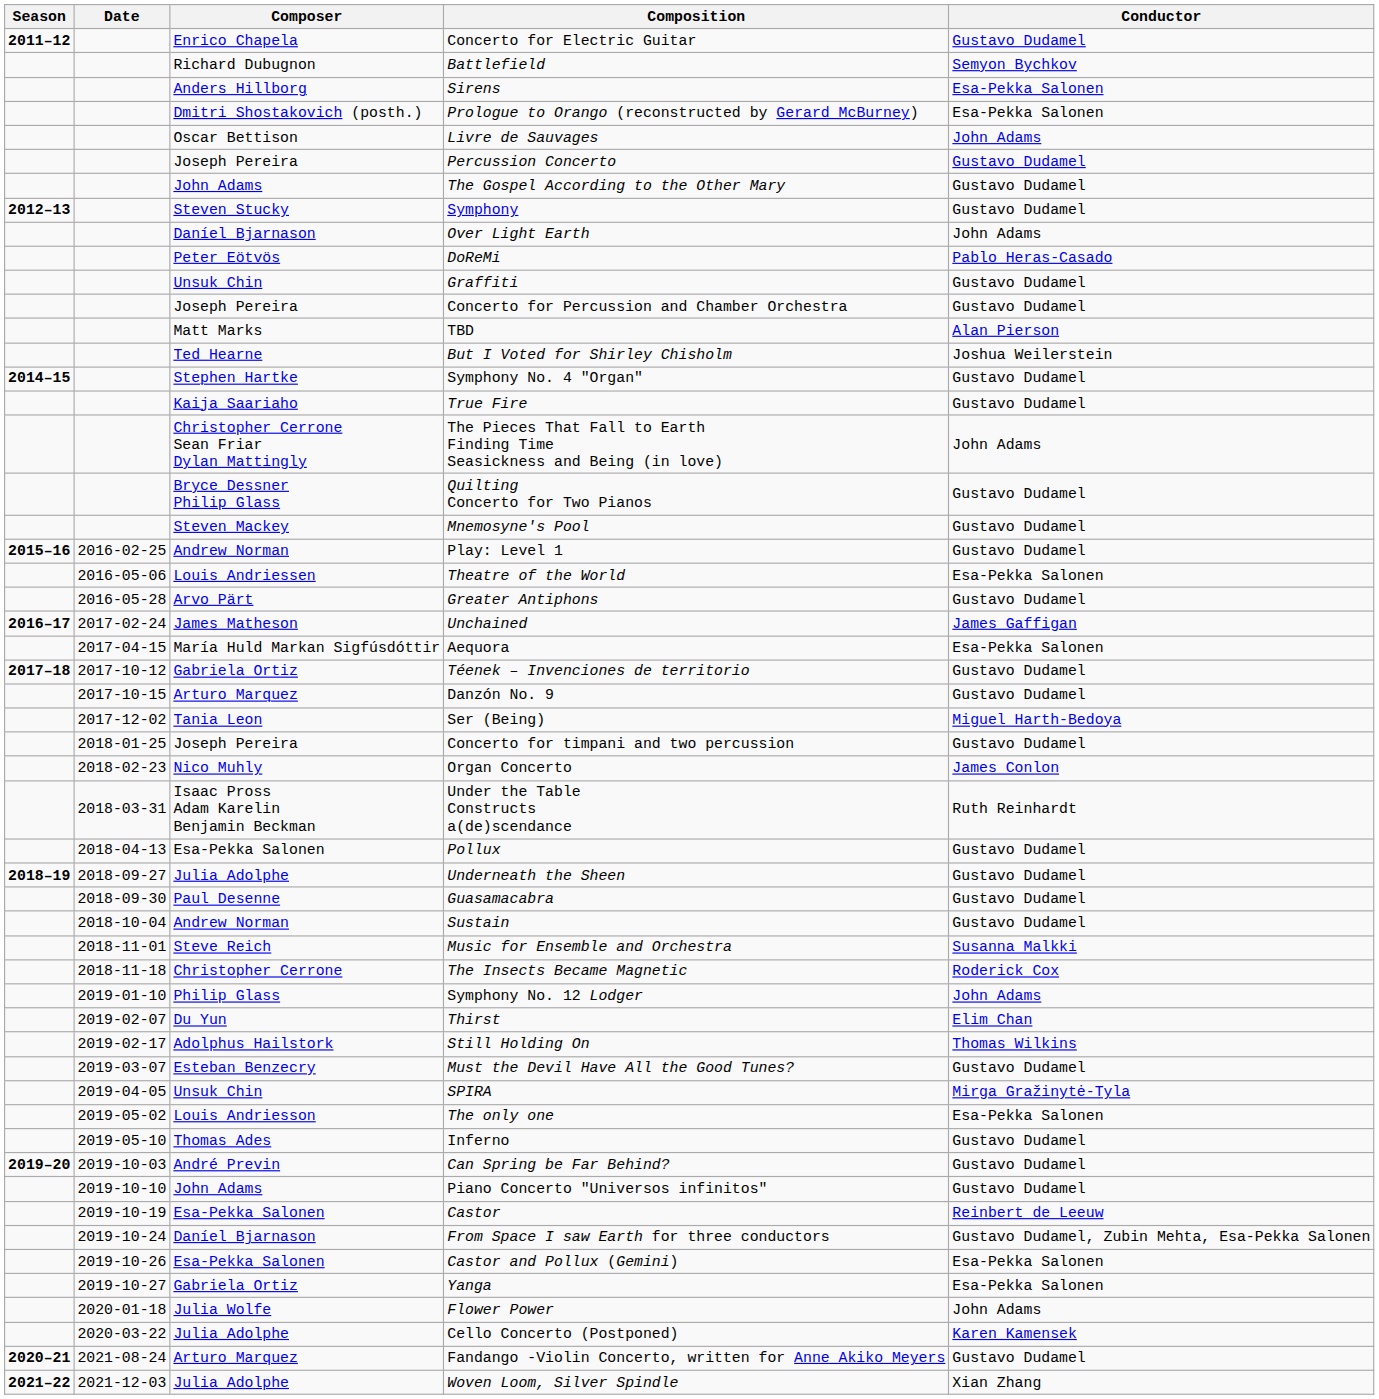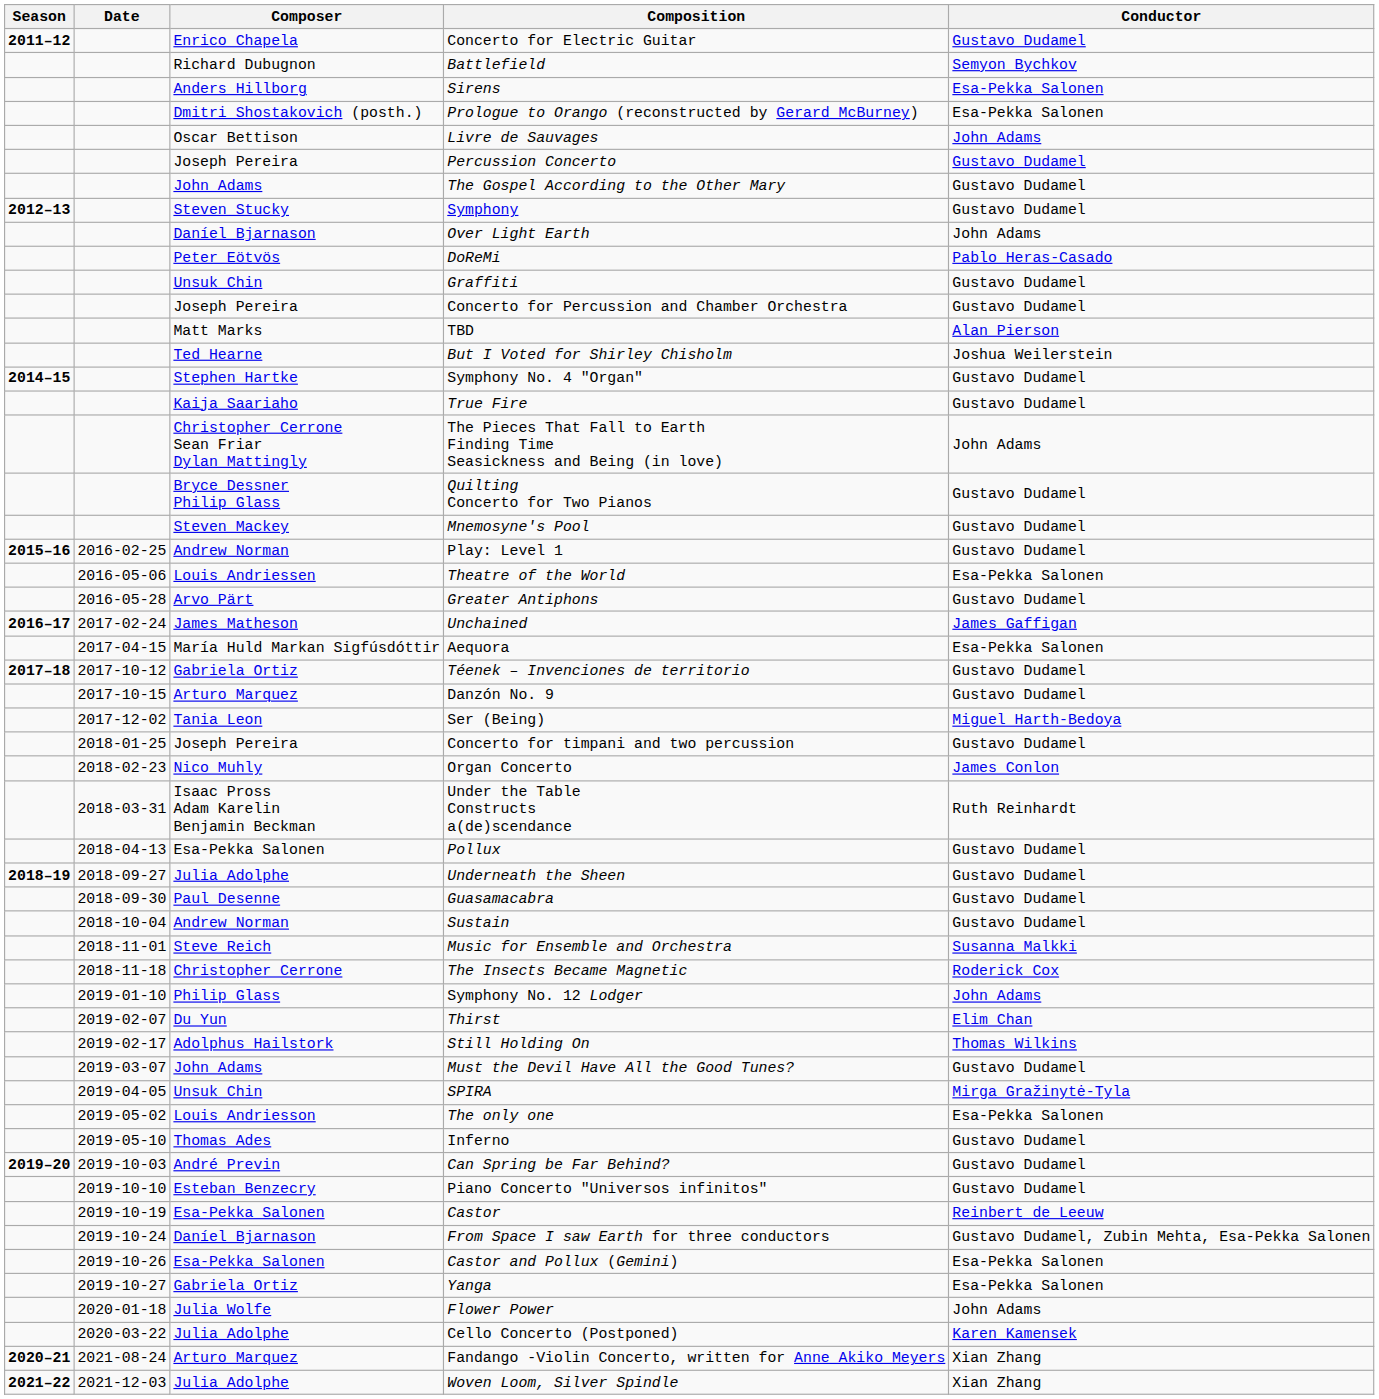(245, 1068) Esteban Benzecry -> (218, 1068) John Adams
(218, 1189) John Adams -> (245, 1189) Esteban Benzecry
(1019, 1358) Gustavo Dudamel -> (997, 1358) Xian Zhang
